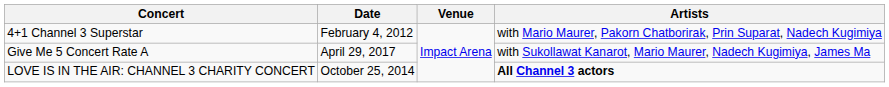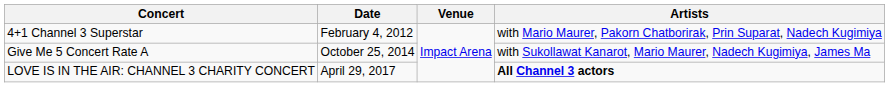(358, 52) April 29, 2017 -> (367, 52) October 25, 2014
(367, 71) October 25, 2014 -> (358, 71) April 29, 2017
